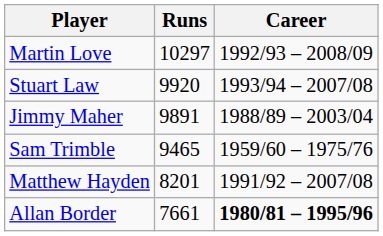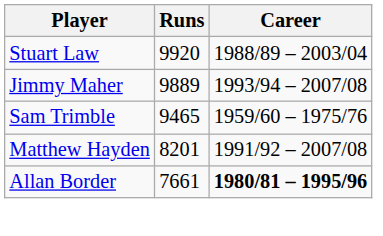- row: (60, 52)
(296, 85) 1993/94 – 2007/08 -> (291, 52) 1988/89 – 2003/04
(180, 117) 9891 -> (180, 85) 9889
(296, 117) 1988/89 – 2003/04 -> (291, 85) 1993/94 – 2007/08
